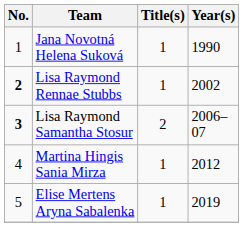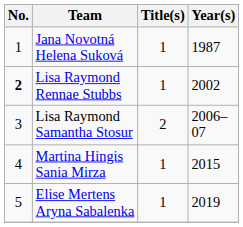(206, 46) 1990 -> (206, 46) 1987
(18, 124) bold -> (18, 124) normal
(206, 163) 2012 -> (206, 163) 2015
